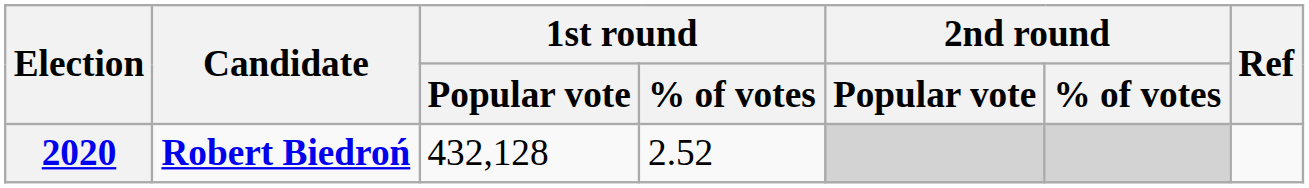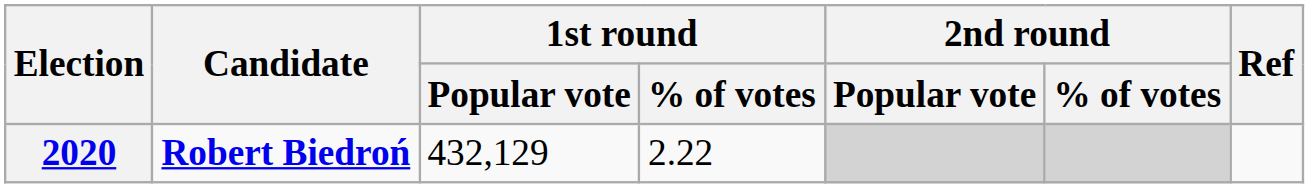(488, 152) 432,128 -> (488, 152) 432,129
(681, 152) 2.52 -> (681, 152) 2.22
